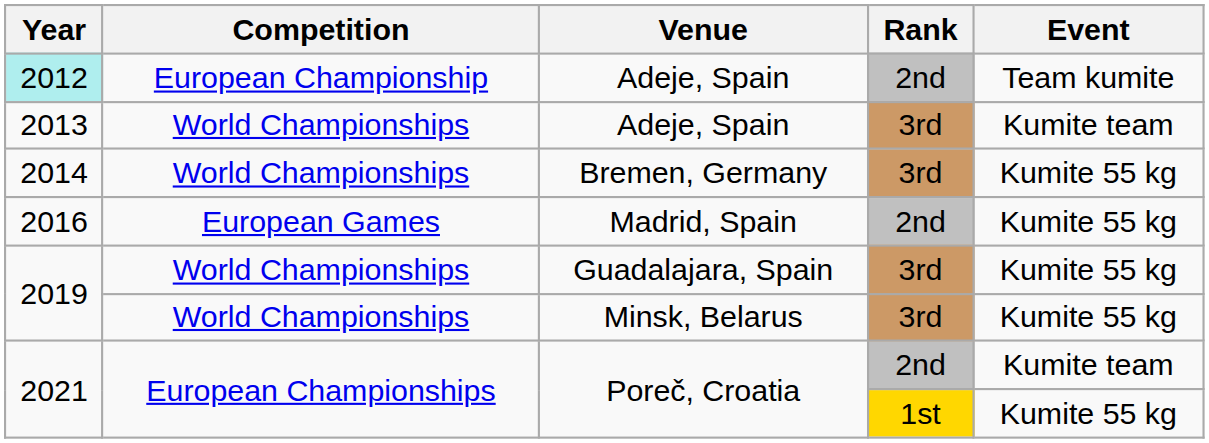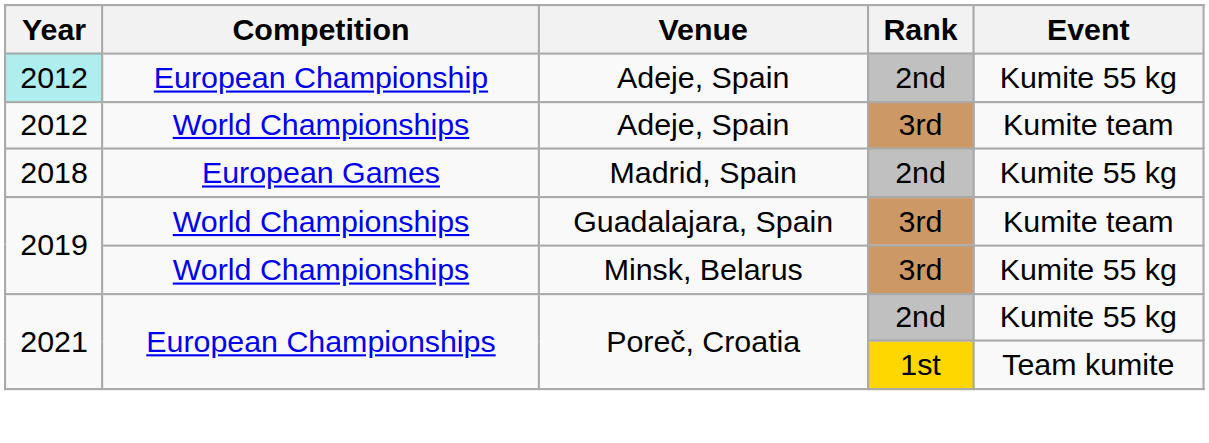(1088, 77) Team kumite -> (1088, 77) Kumite 55 kg
(54, 125) 2013 -> (54, 125) 2012
- row: (703, 173)
(54, 221) 2016 -> (54, 173) 2018
(1088, 269) Kumite 55 kg -> (1088, 221) Kumite team
(1088, 365) Kumite team -> (1088, 317) Kumite 55 kg
(1088, 413) Kumite 55 kg -> (1088, 365) Team kumite
